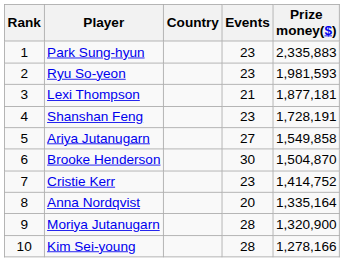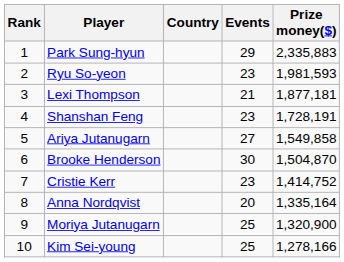(247, 52) 23 -> (247, 52) 29
(247, 224) 28 -> (247, 224) 25
(247, 246) 28 -> (247, 246) 25
